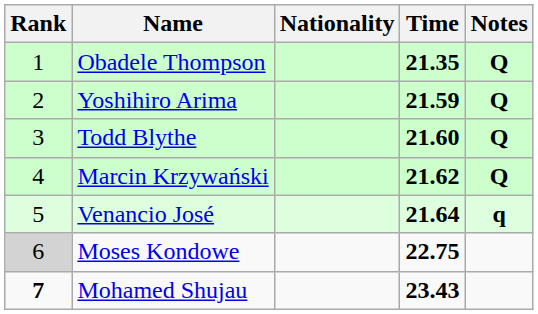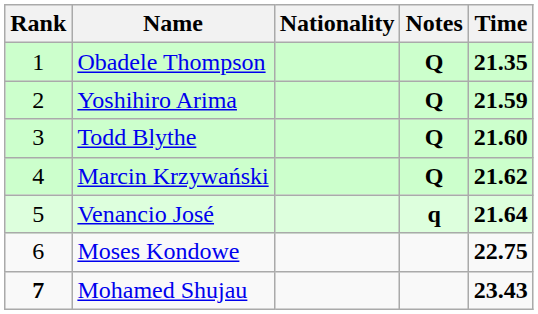columns swapped: (432, 23) <-> (499, 23)
(38, 251) lightgrey background -> (38, 251) no background
